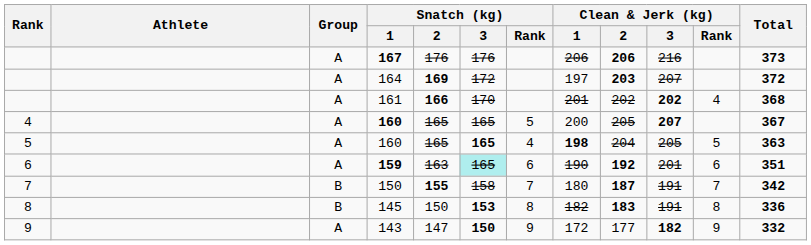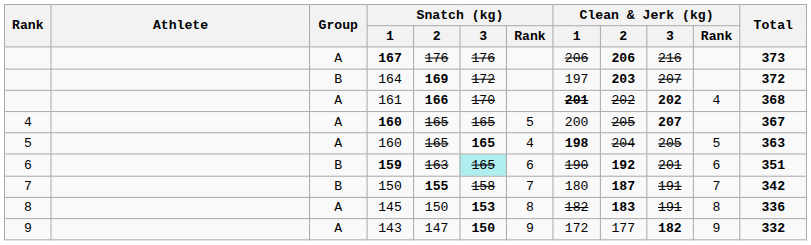(338, 79) A -> (338, 79) B
(577, 101) normal -> (577, 101) bold
(338, 165) A -> (338, 165) B
(338, 208) B -> (338, 208) A
